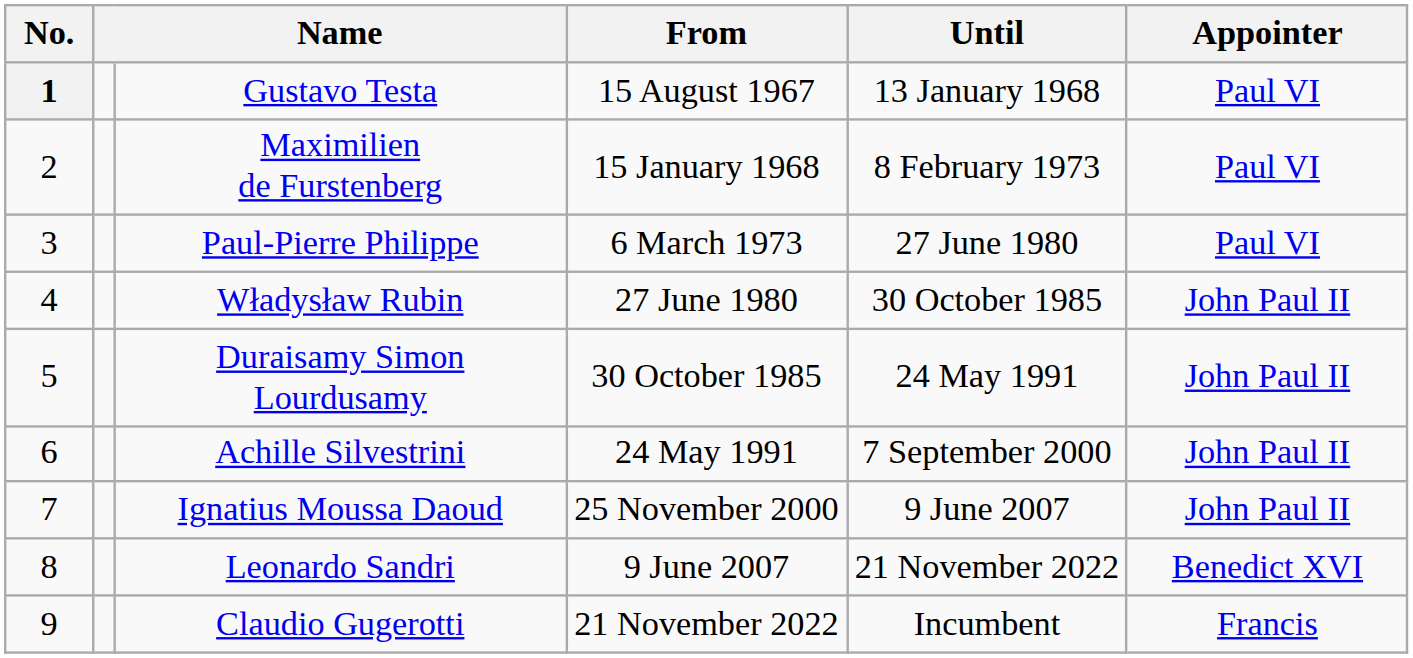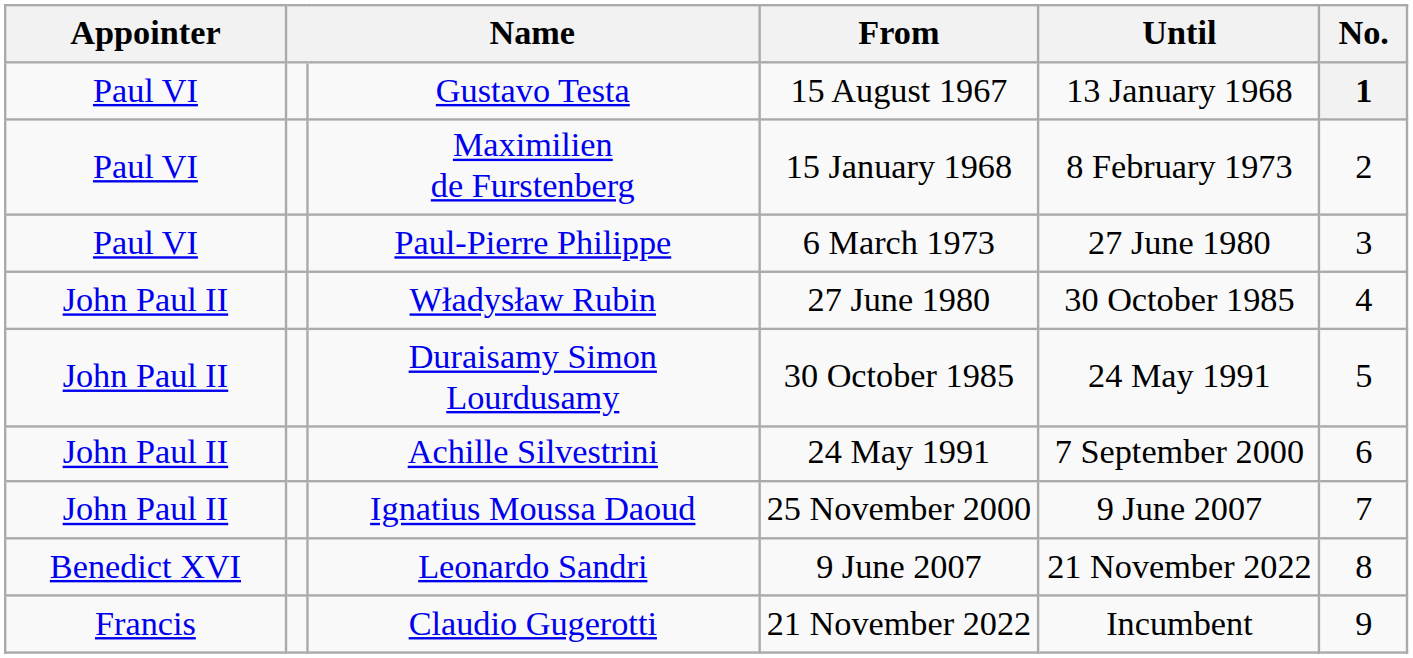columns swapped: (49, 33) <-> (1267, 33)
